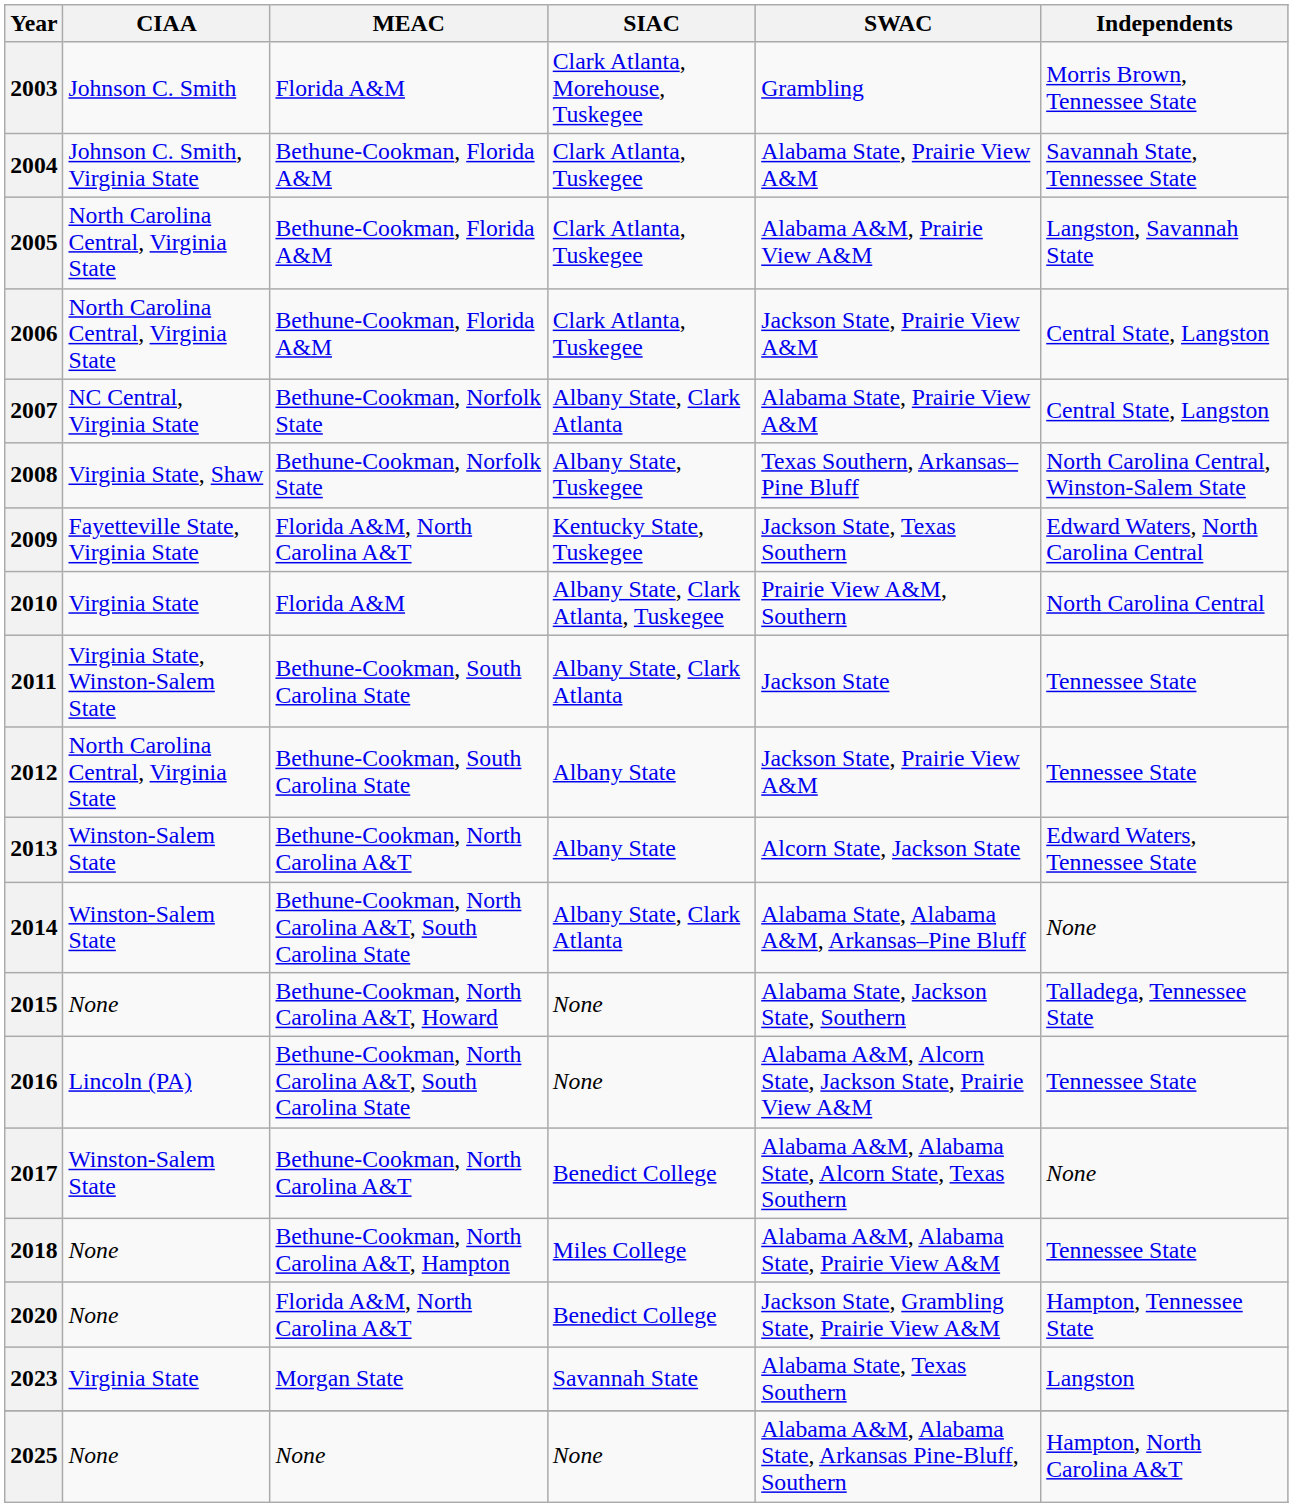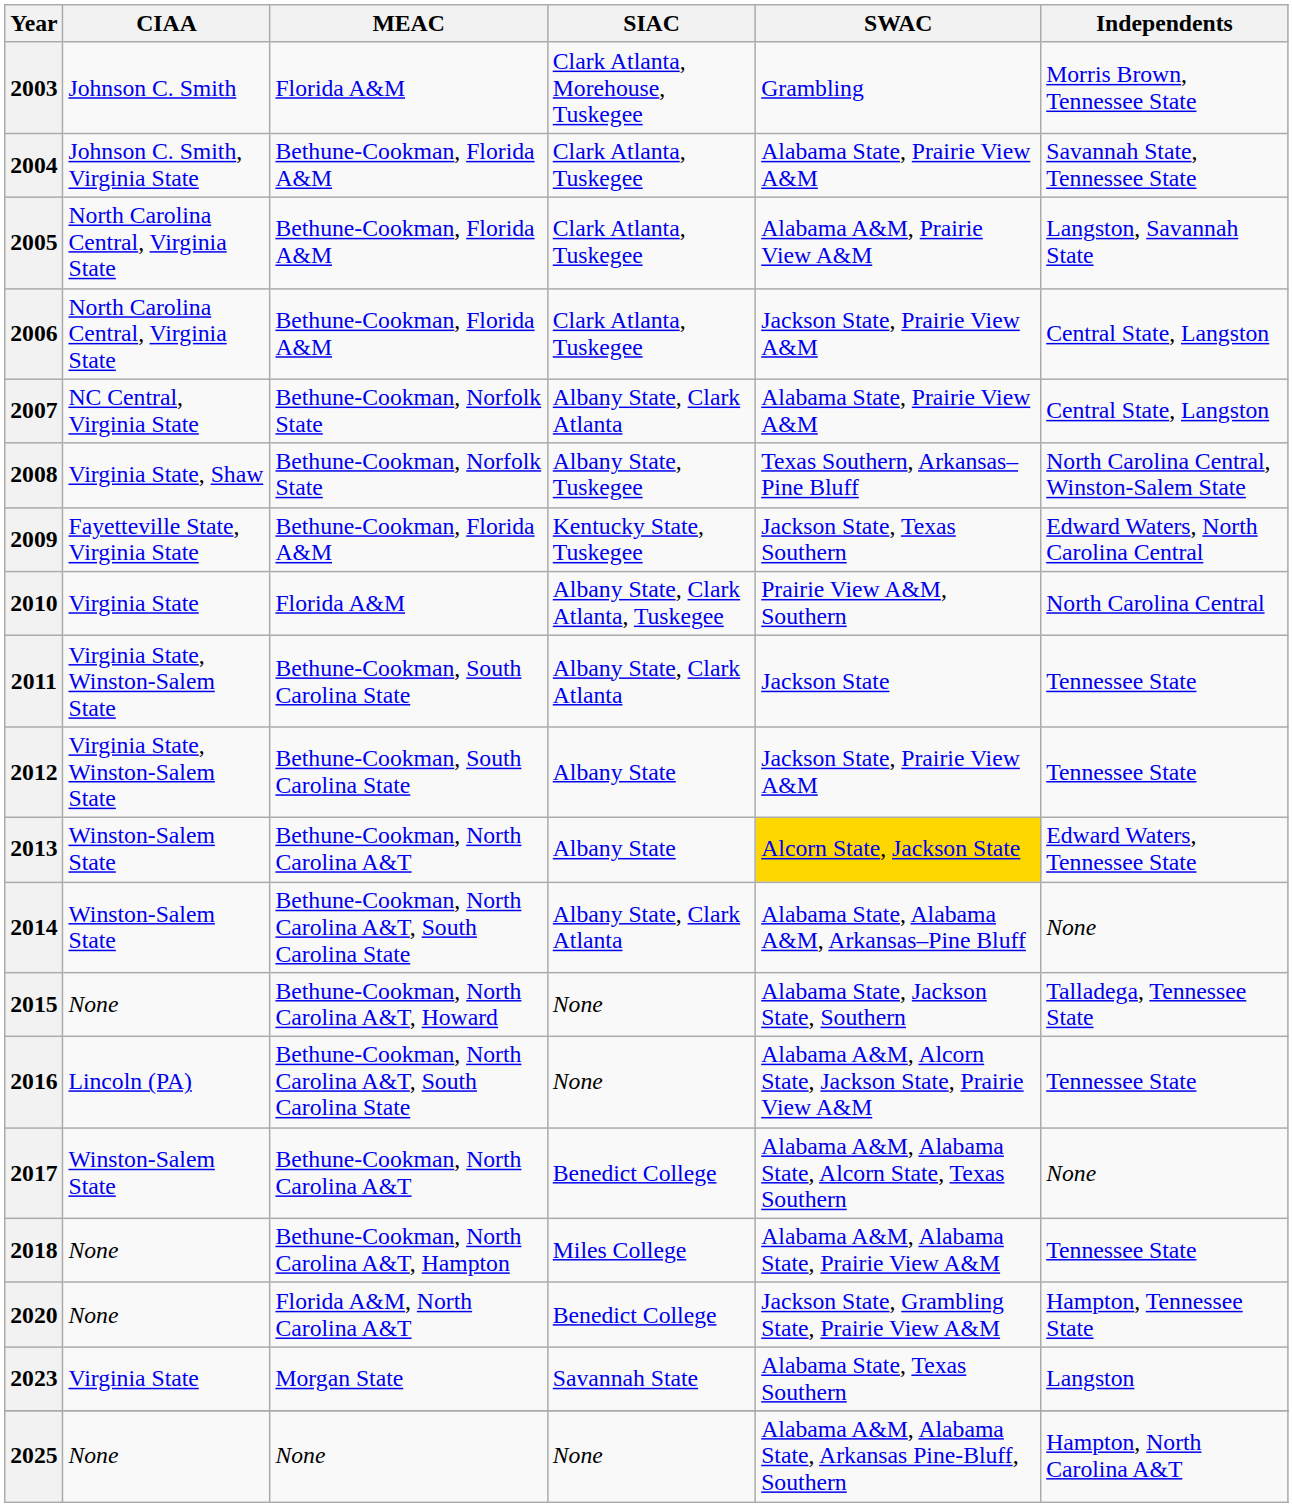(374, 539) Florida A&M, North Carolina A&T -> (405, 539) Bethune-Cookman, Florida A&M
(148, 771) North Carolina Central, Virginia State -> (142, 771) Virginia State, Winston-Salem State
(891, 849) no background -> (891, 849) gold background
